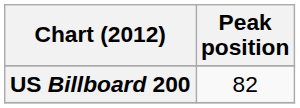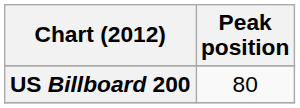(245, 84) 82 -> (245, 84) 80
